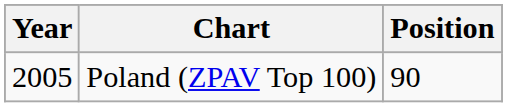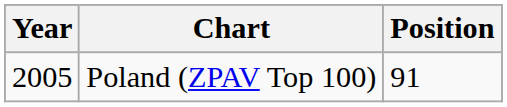(405, 76) 90 -> (405, 76) 91
